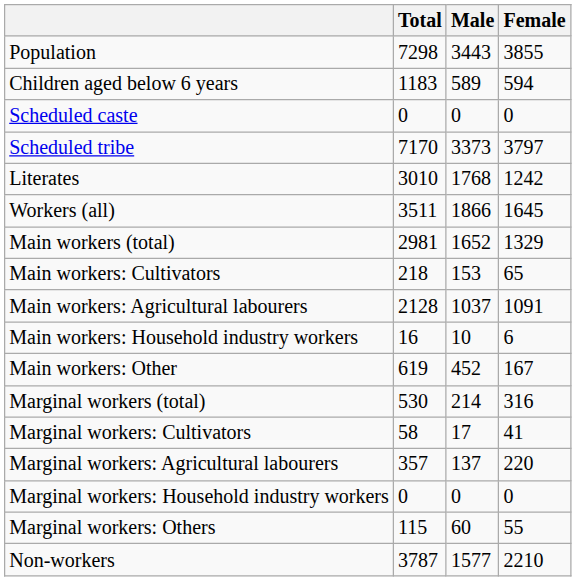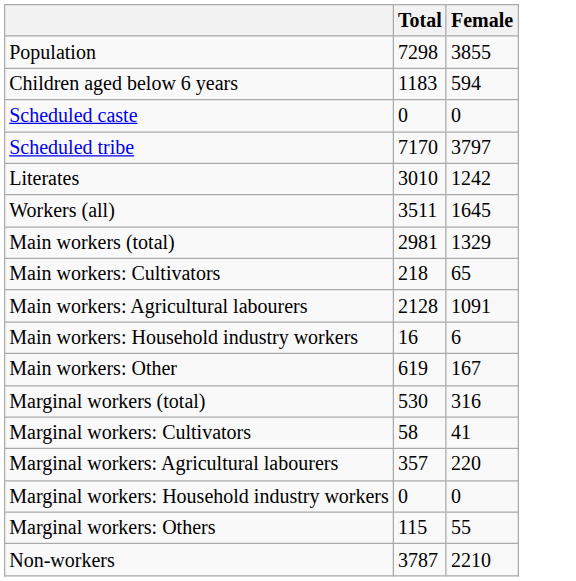- column: (473, 20)
